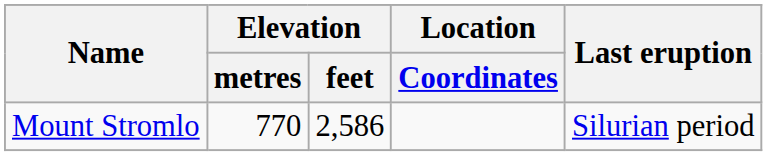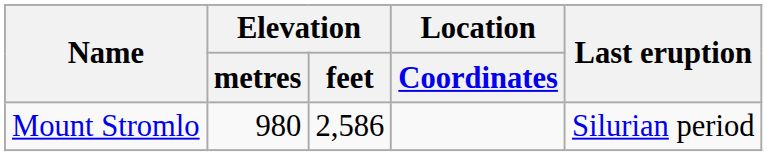(278, 125) 770 -> (278, 125) 980
